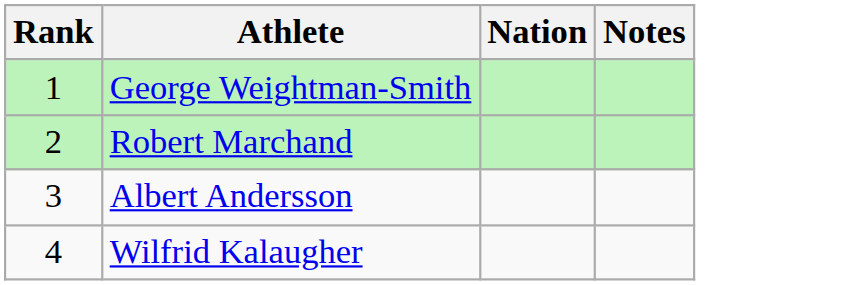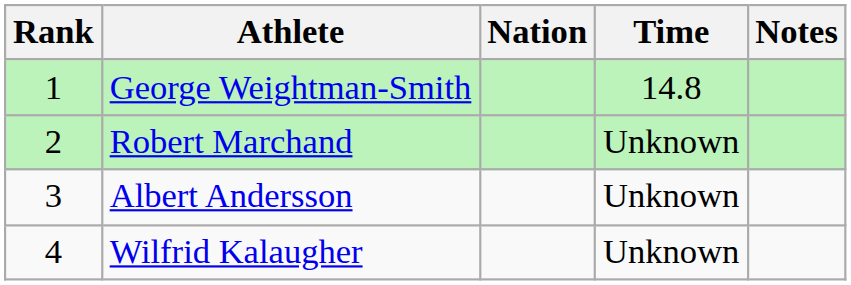+ column: (671, 31)
